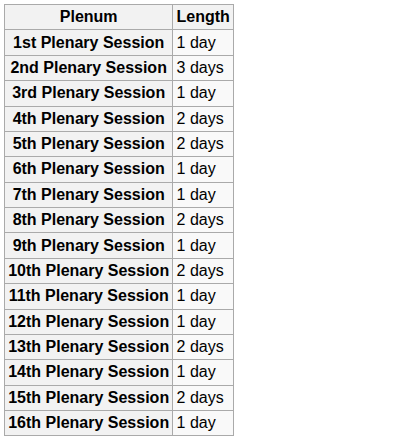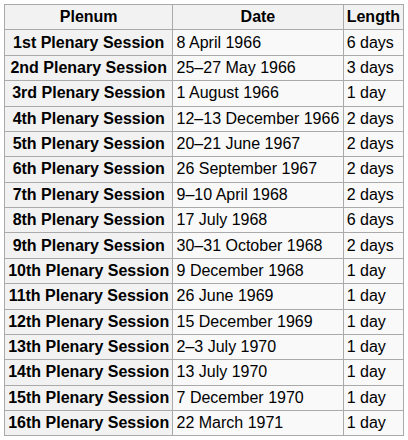+ column: (258, 17)
(196, 42) 1 day -> (370, 42) 6 days
(196, 169) 1 day -> (370, 169) 2 days
(196, 194) 1 day -> (370, 194) 2 days
(200, 220) 2 days -> (370, 220) 6 days
(196, 245) 1 day -> (370, 245) 2 days
(200, 270) 2 days -> (366, 270) 1 day
(200, 347) 2 days -> (366, 347) 1 day
(200, 397) 2 days -> (366, 397) 1 day
